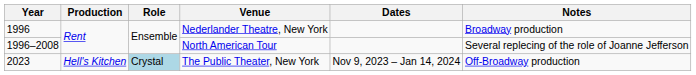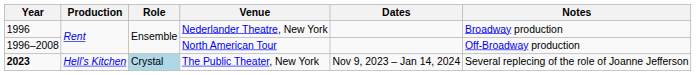(577, 45) Several replecing of the role of Joanne Jefferson -> (522, 45) Off-Broadway production
(18, 62) normal -> (18, 62) bold
(522, 62) Off-Broadway production -> (577, 62) Several replecing of the role of Joanne Jefferson
